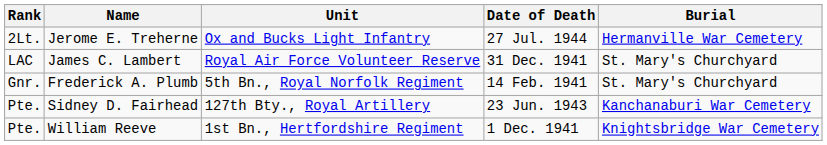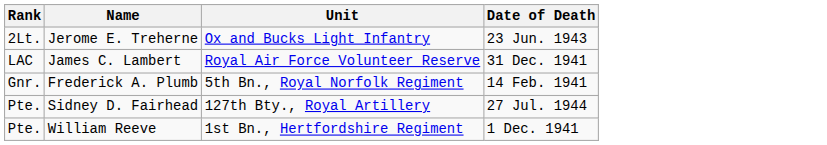- column: (711, 16)
(537, 39) 27 Jul. 1944 -> (537, 39) 23 Jun. 1943
(537, 107) 23 Jun. 1943 -> (537, 107) 27 Jul. 1944
